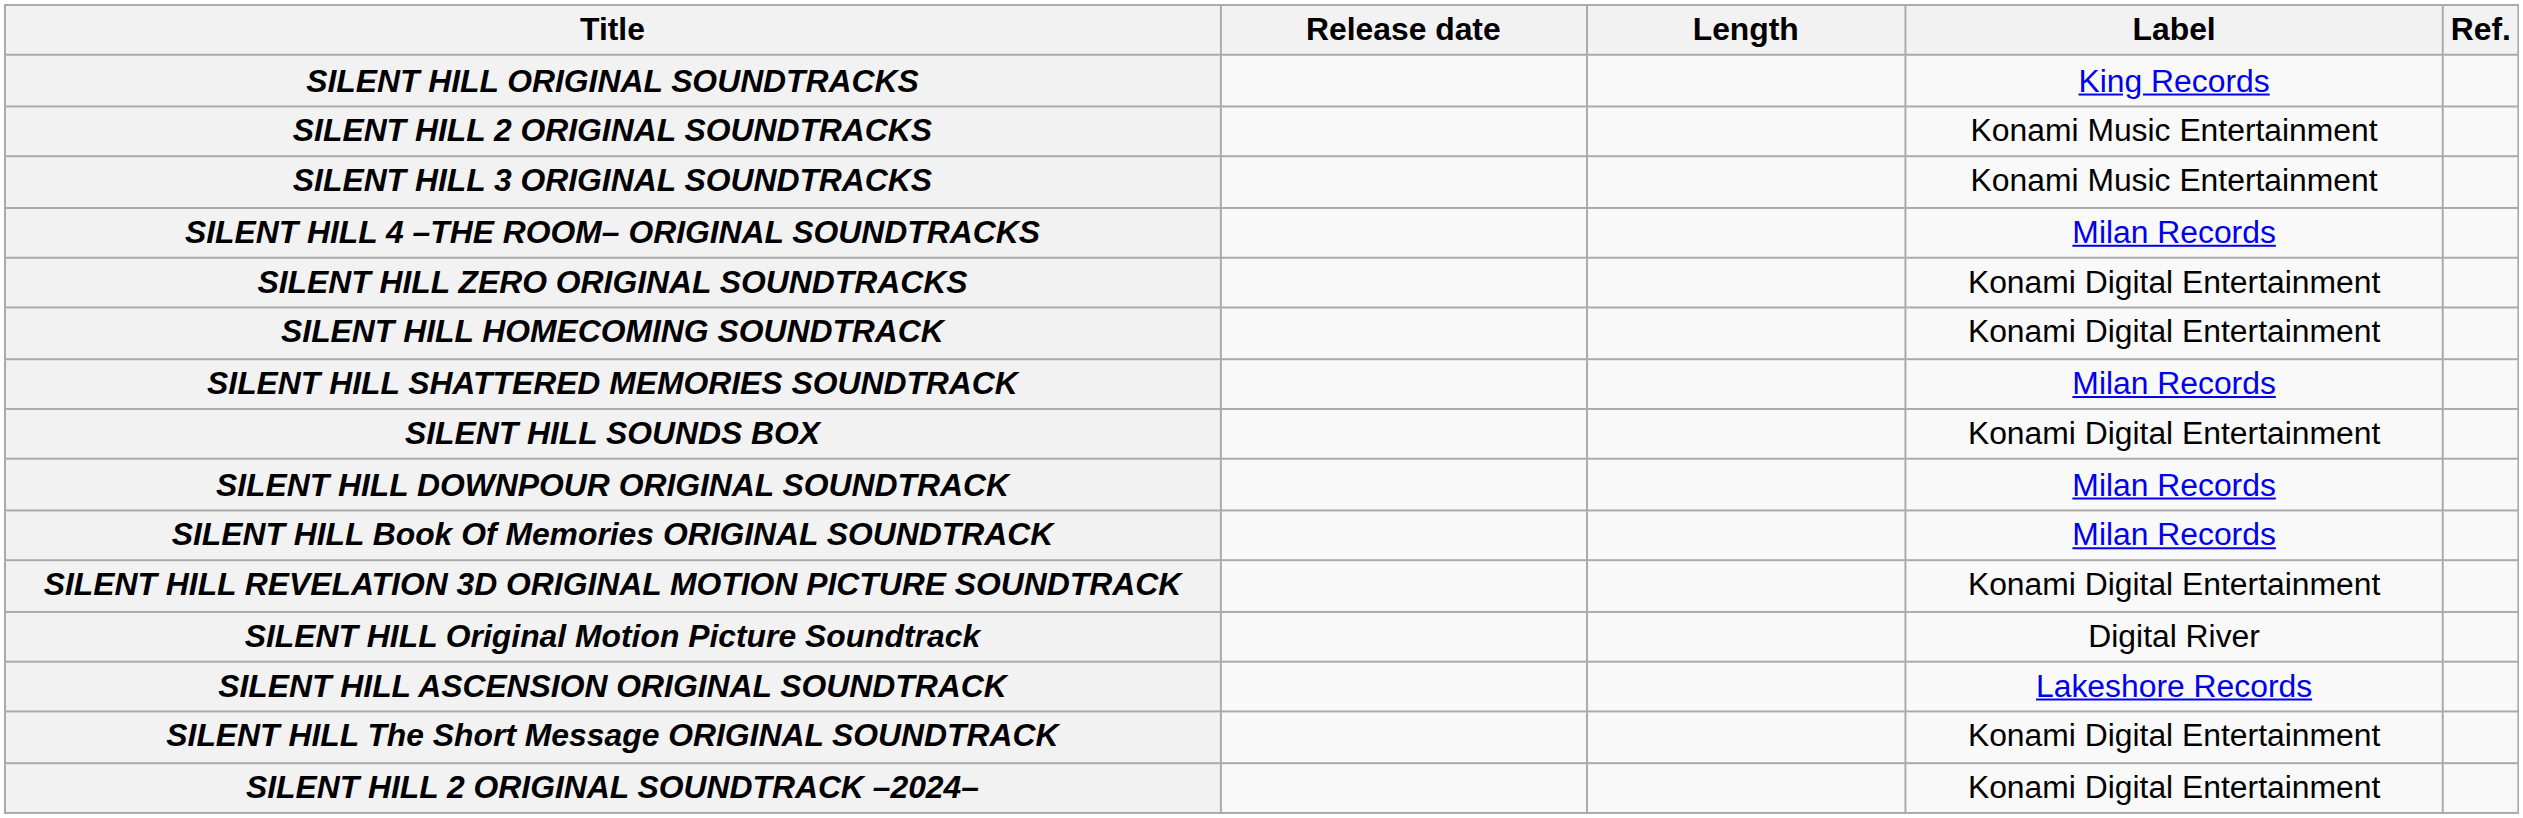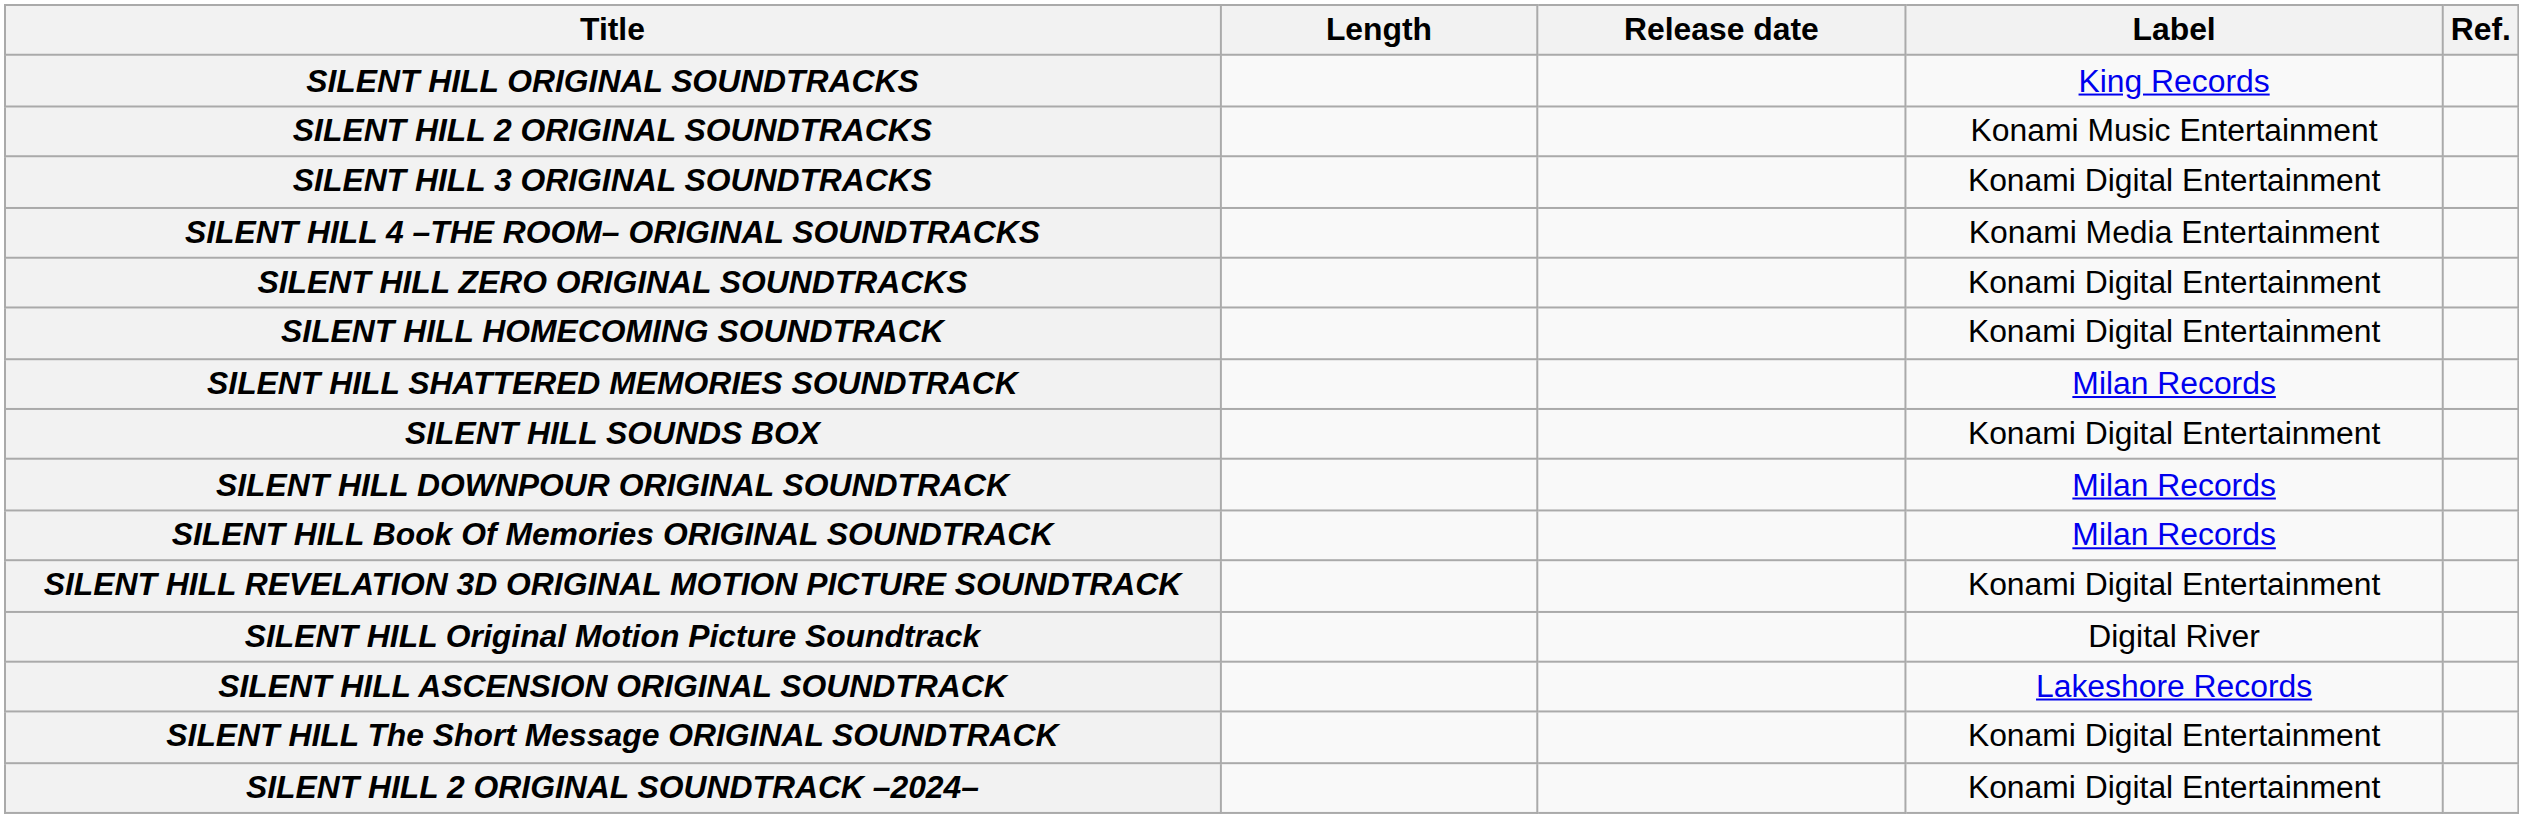columns swapped: (1403, 29) <-> (1746, 29)
(2174, 181) Konami Music Entertainment -> (2174, 181) Konami Digital Entertainment
(2174, 231) Milan Records -> (2174, 231) Konami Media Entertainment
